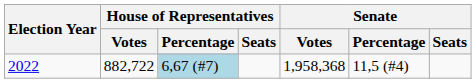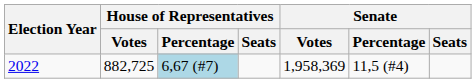(129, 66) 882,722 -> (129, 66) 882,725
(314, 66) 1,958,368 -> (314, 66) 1,958,369
